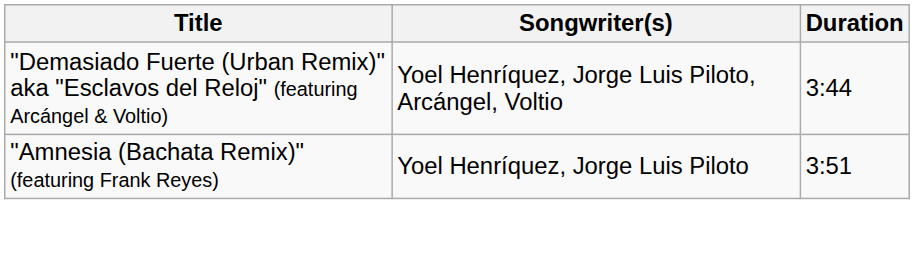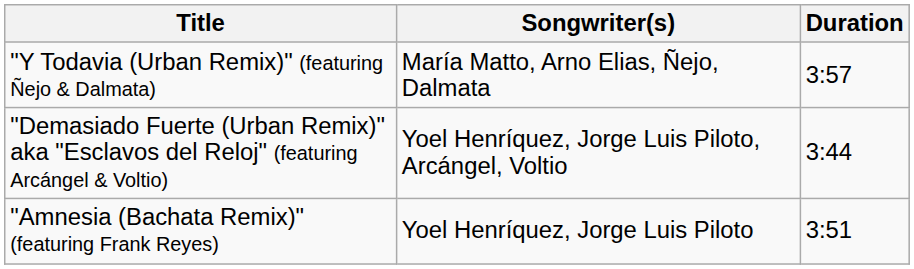+ row: (197, 74)
